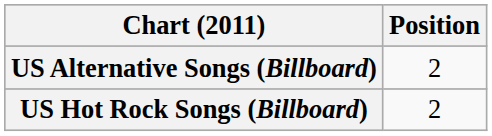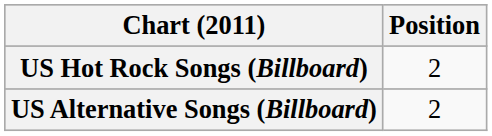rows swapped: (194, 67) <-> (194, 109)
